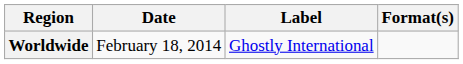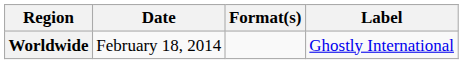columns swapped: (418, 17) <-> (301, 17)
